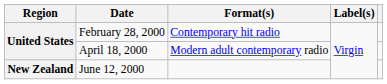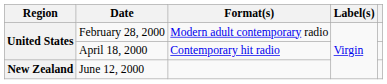(225, 32) Contemporary hit radio -> (249, 32) Modern adult contemporary radio
(249, 50) Modern adult contemporary radio -> (225, 50) Contemporary hit radio
